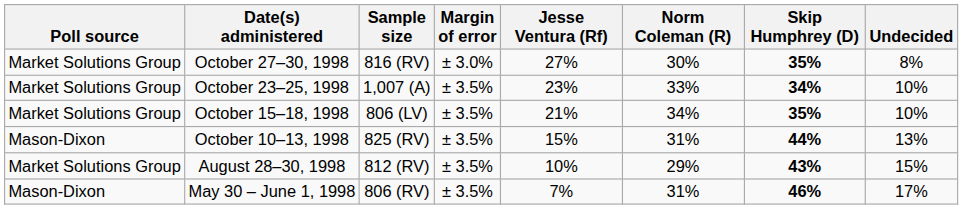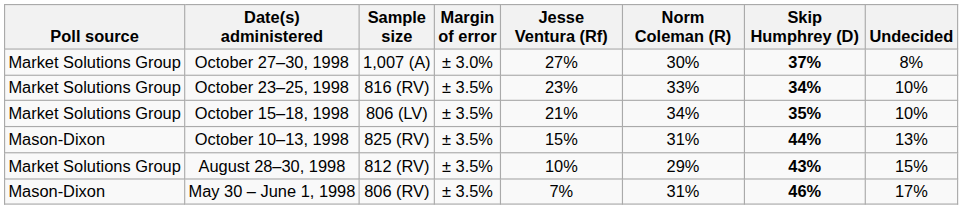(397, 62) 816 (RV) -> (397, 62) 1,007 (A)
(805, 62) 35% -> (805, 62) 37%
(397, 88) 1,007 (A) -> (397, 88) 816 (RV)
